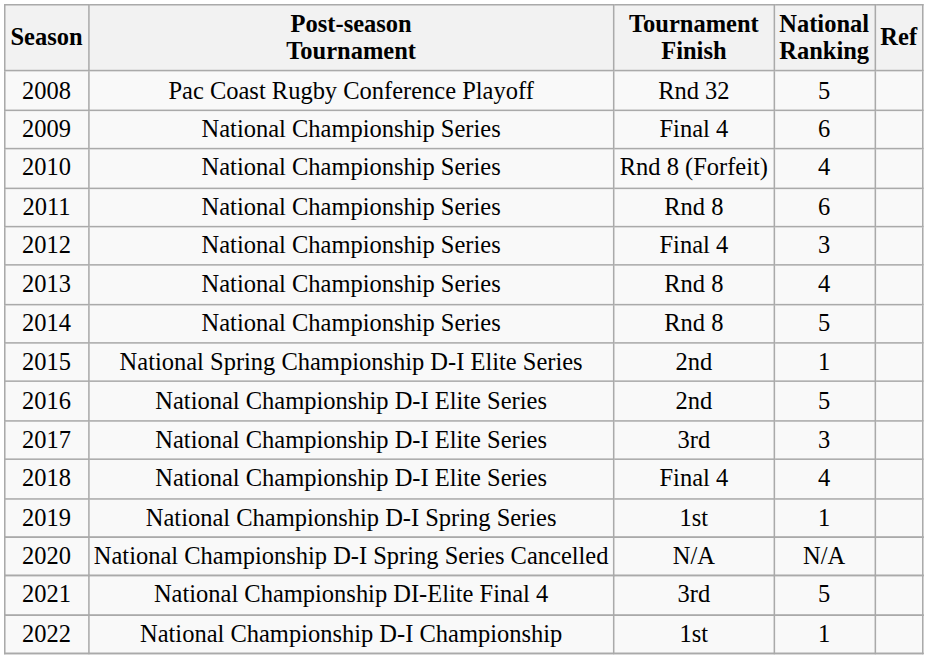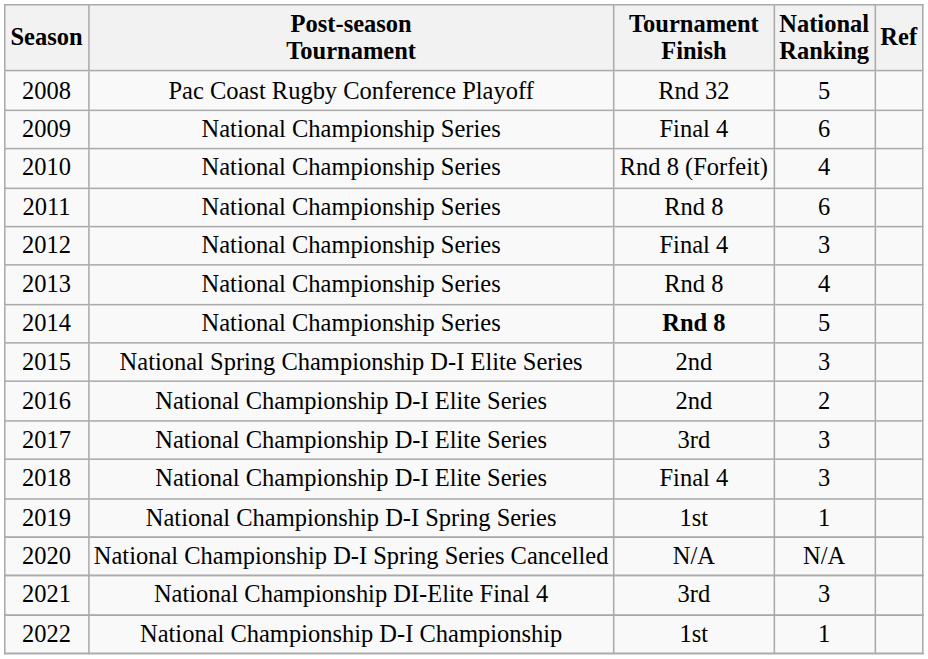(694, 323) normal -> (694, 323) bold
(824, 362) 1 -> (824, 362) 3
(824, 400) 5 -> (824, 400) 2
(824, 478) 4 -> (824, 478) 3
(824, 594) 5 -> (824, 594) 3
